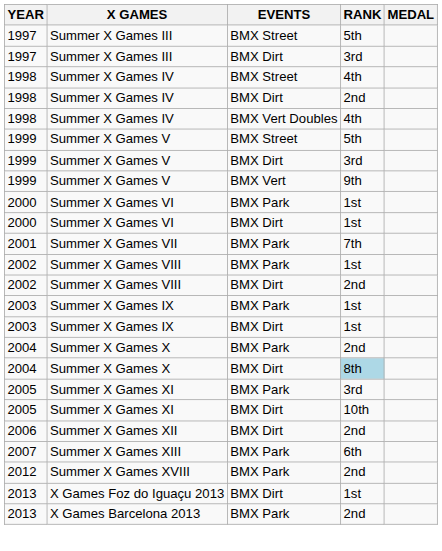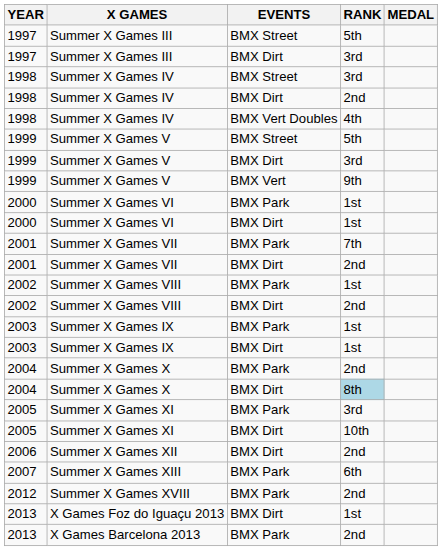(353, 77) 4th -> (353, 77) 3rd
+ row: (114, 264)
